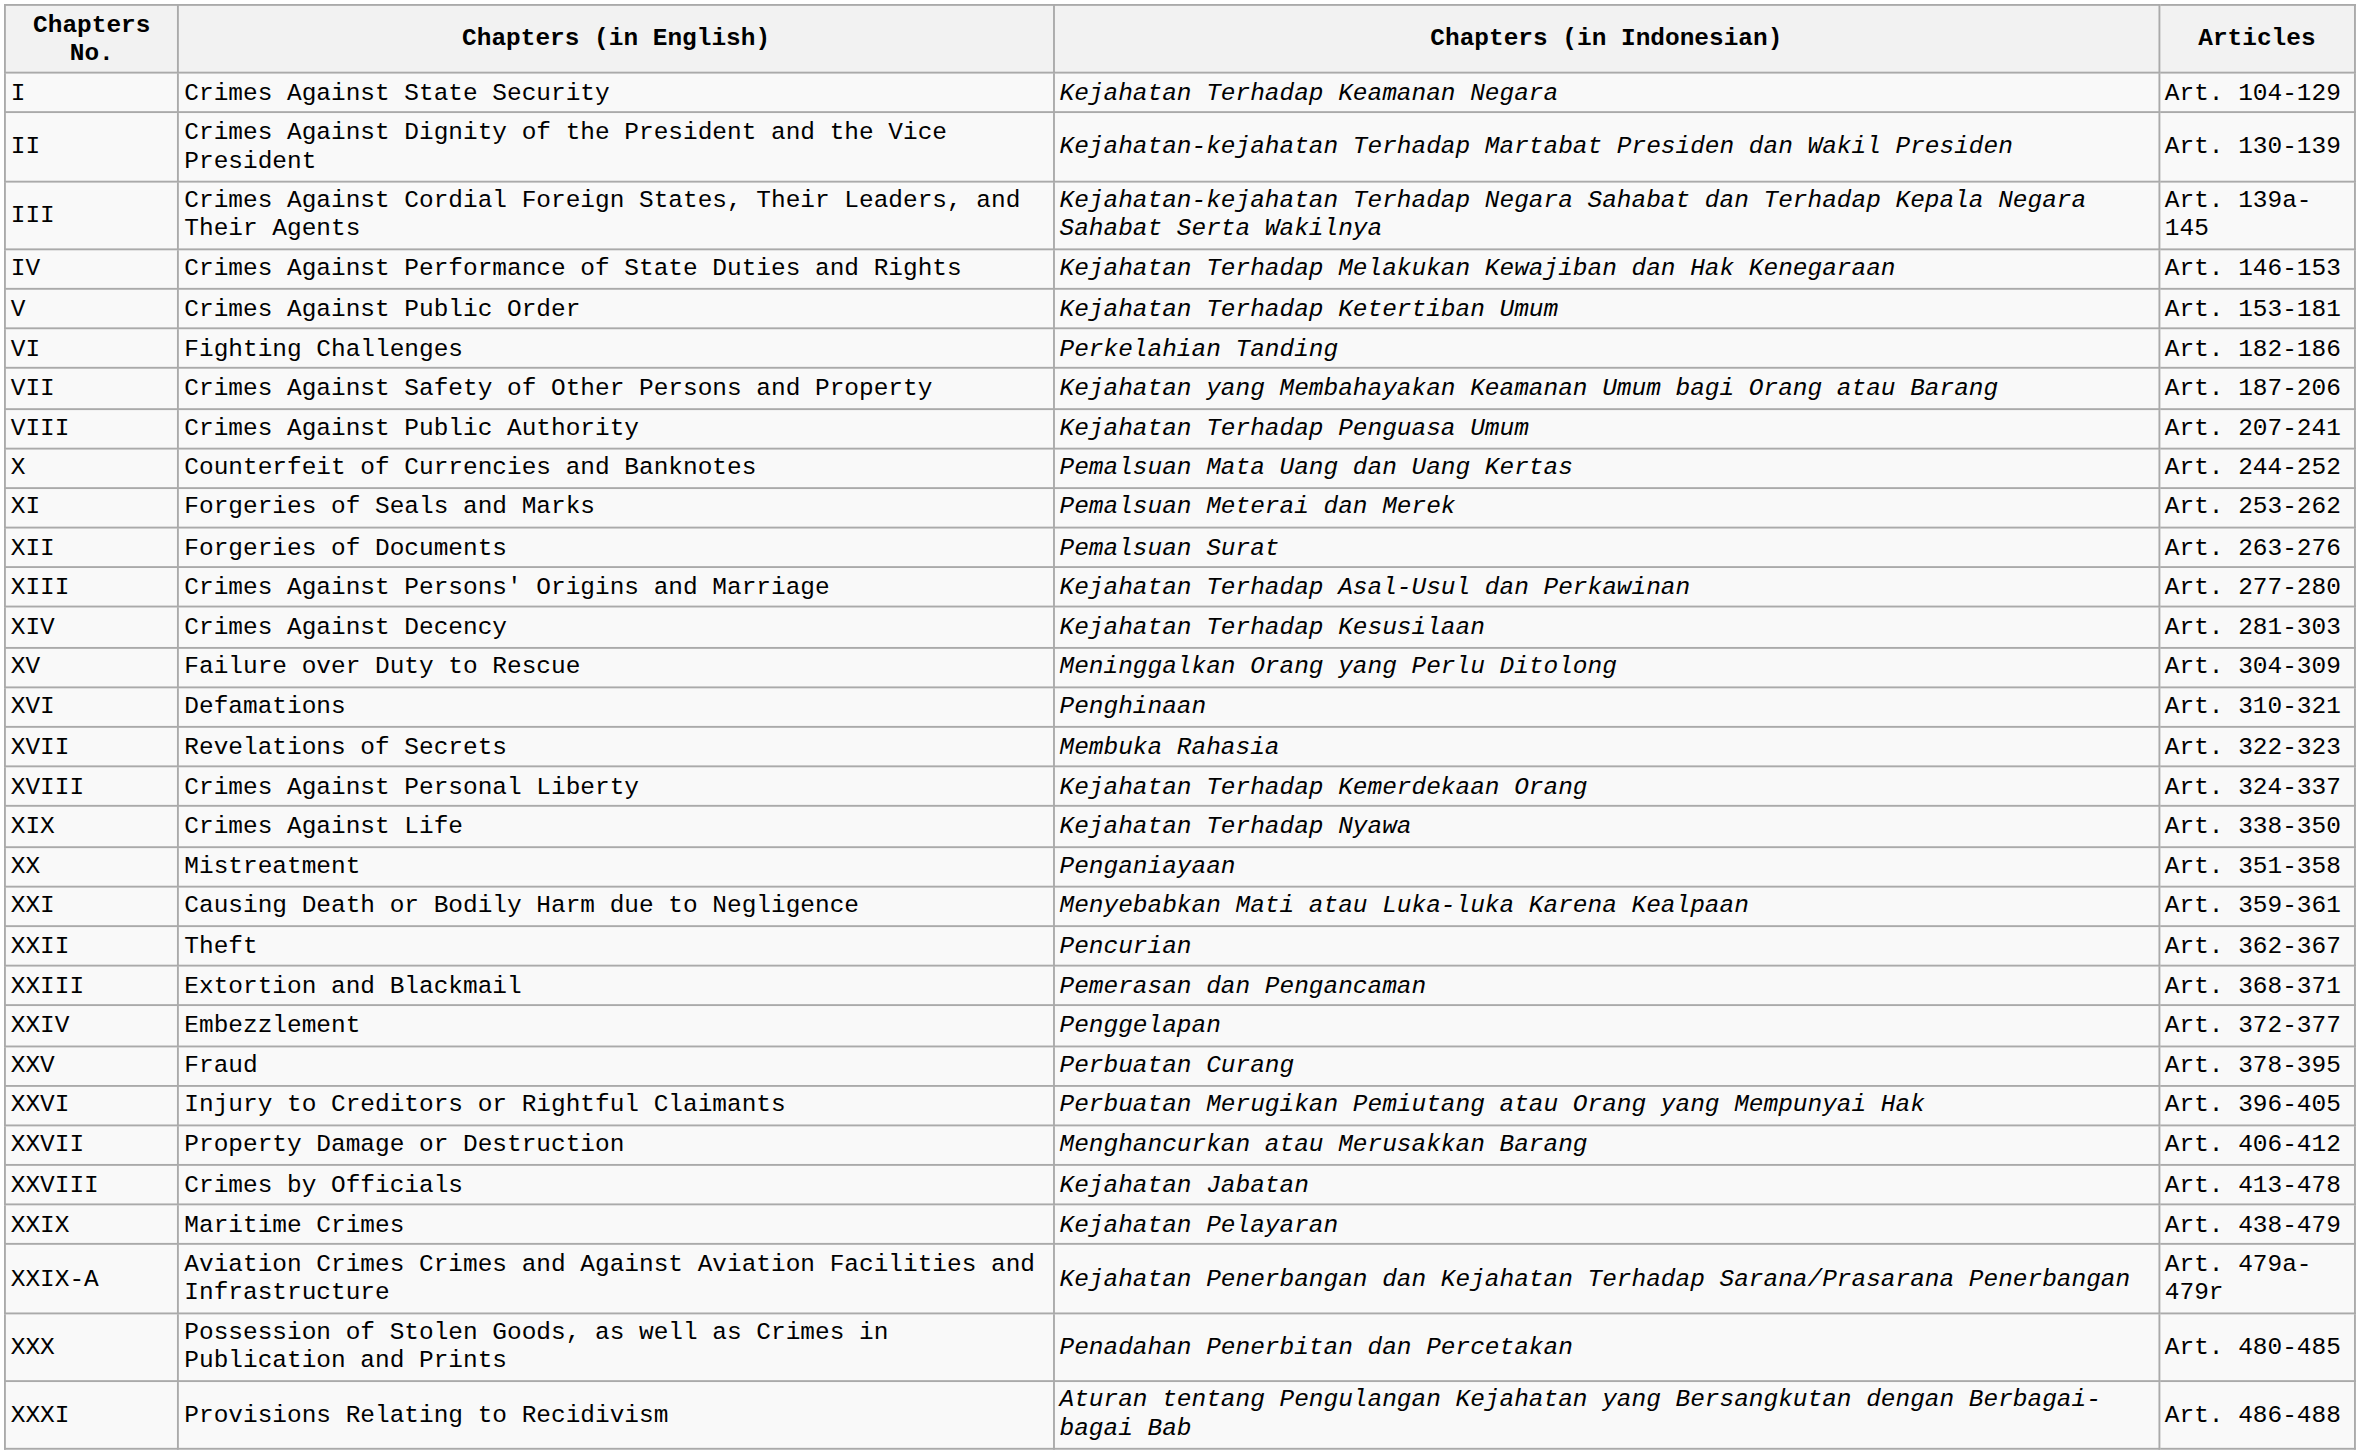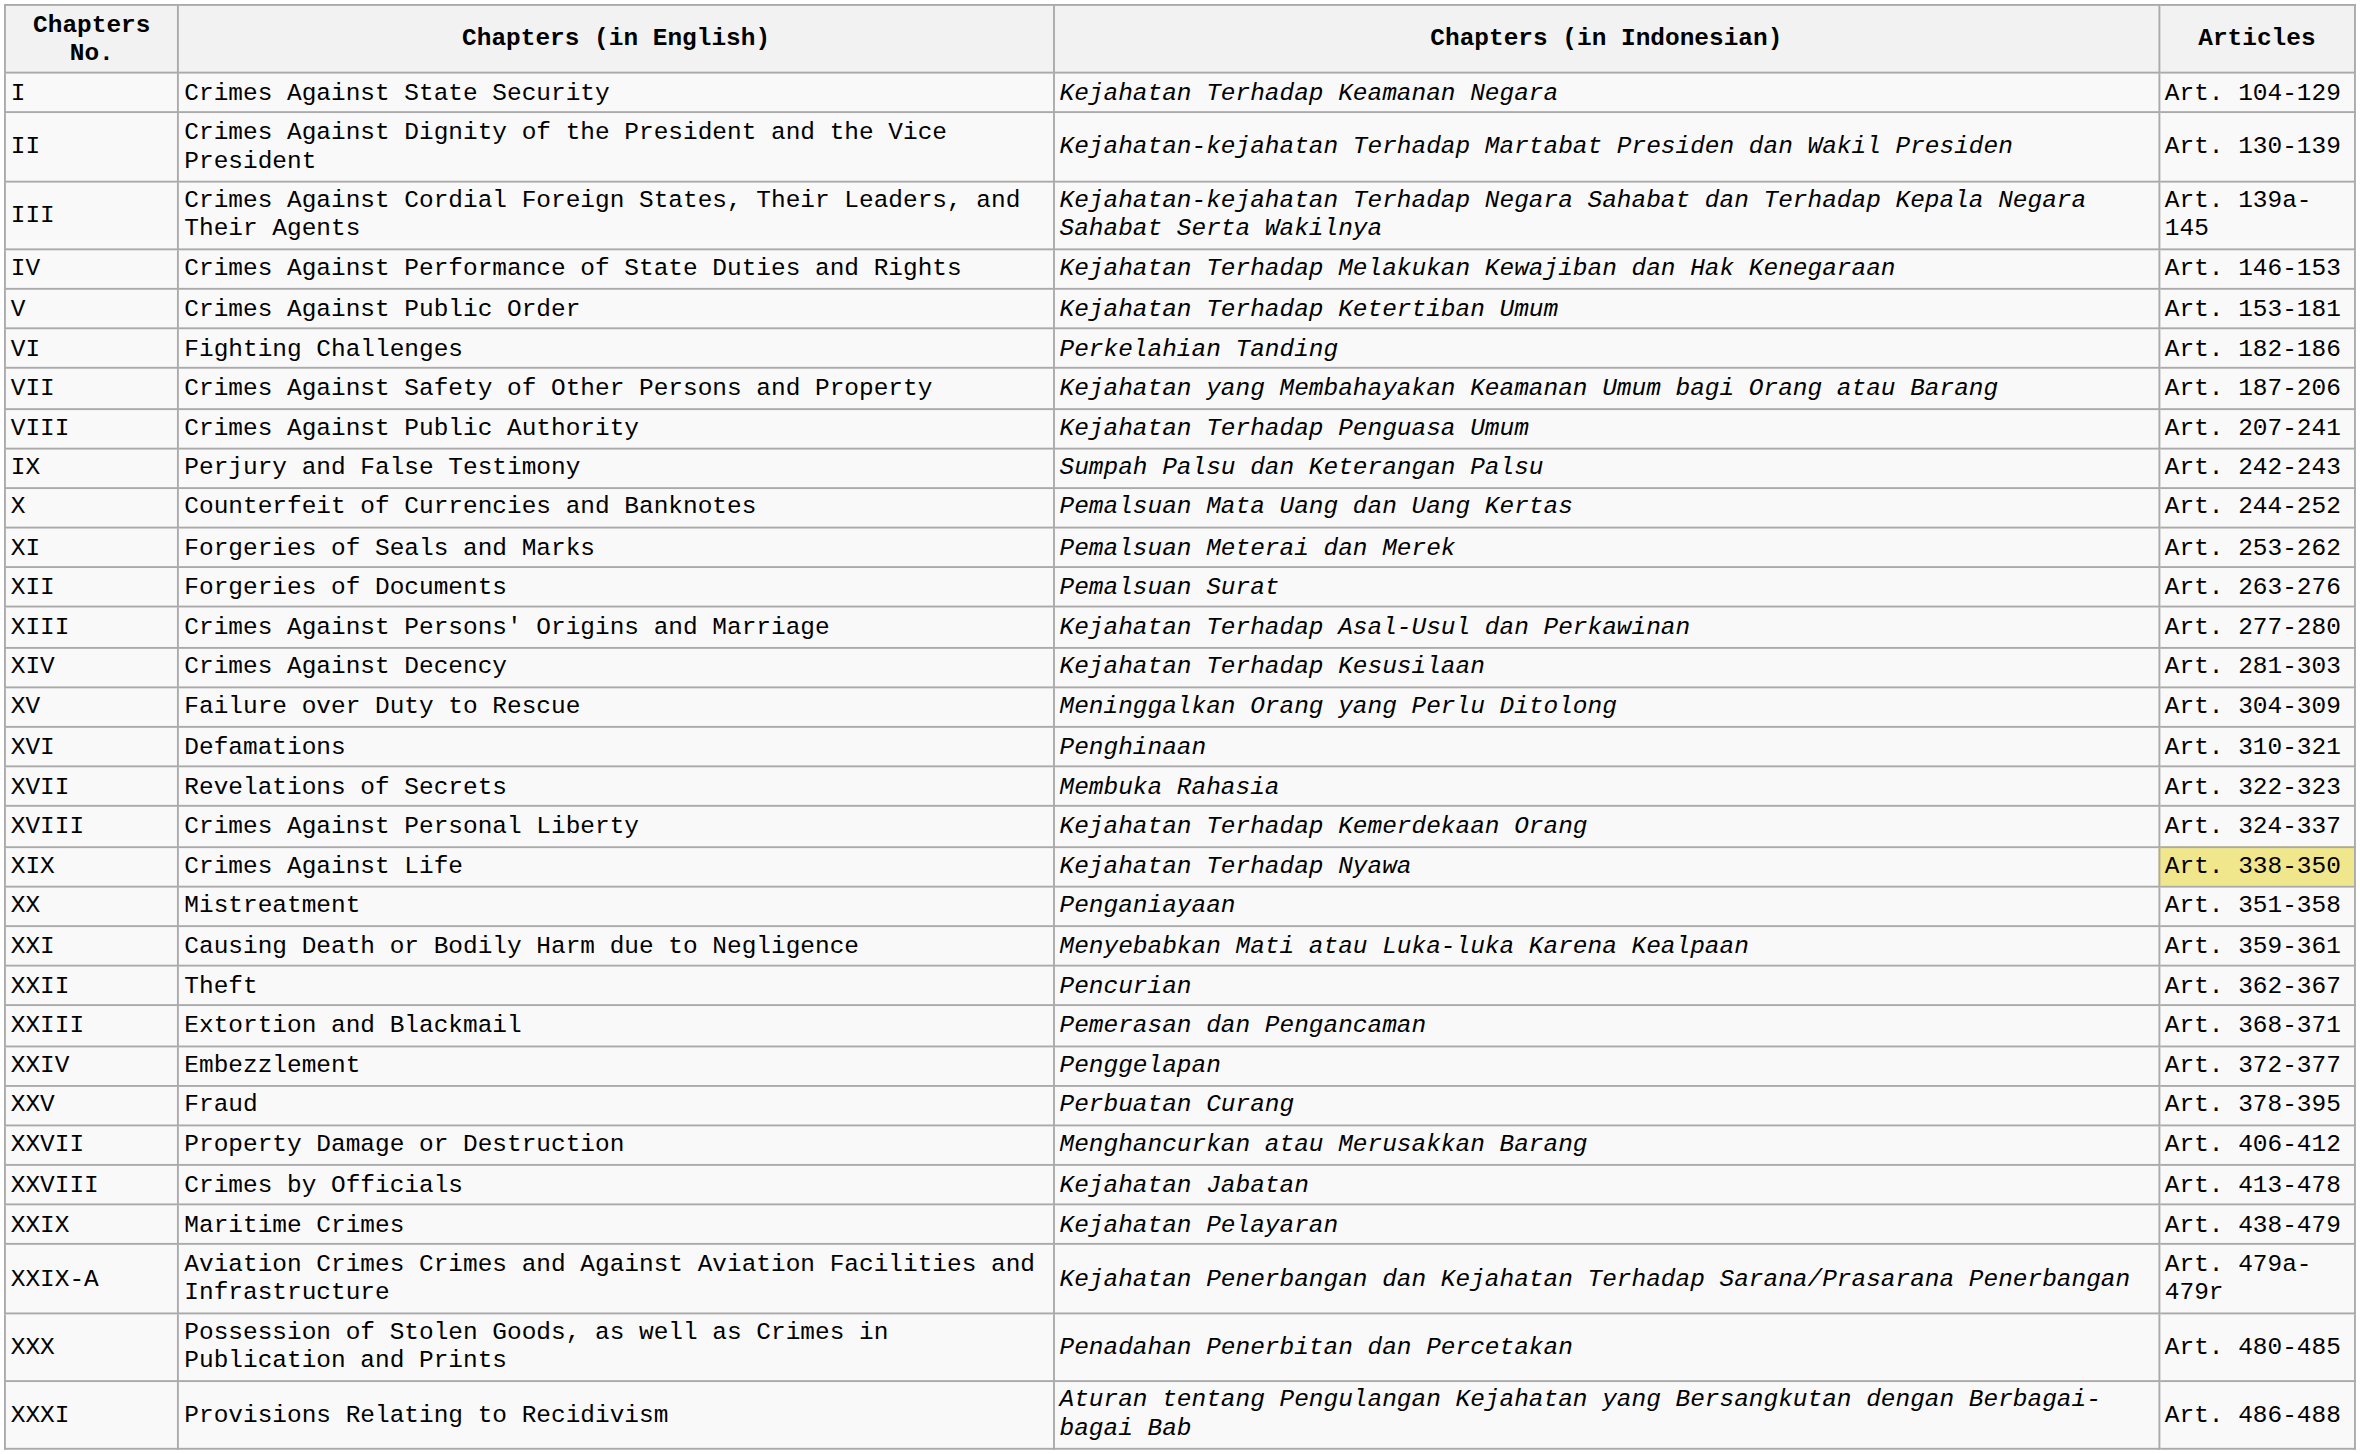+ row: (25, 468)
(2253, 826) no background -> (2253, 866) khaki background
- row: (40, 1105)
